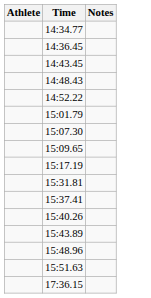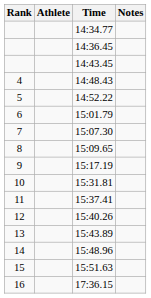+ column: (19, 13)
